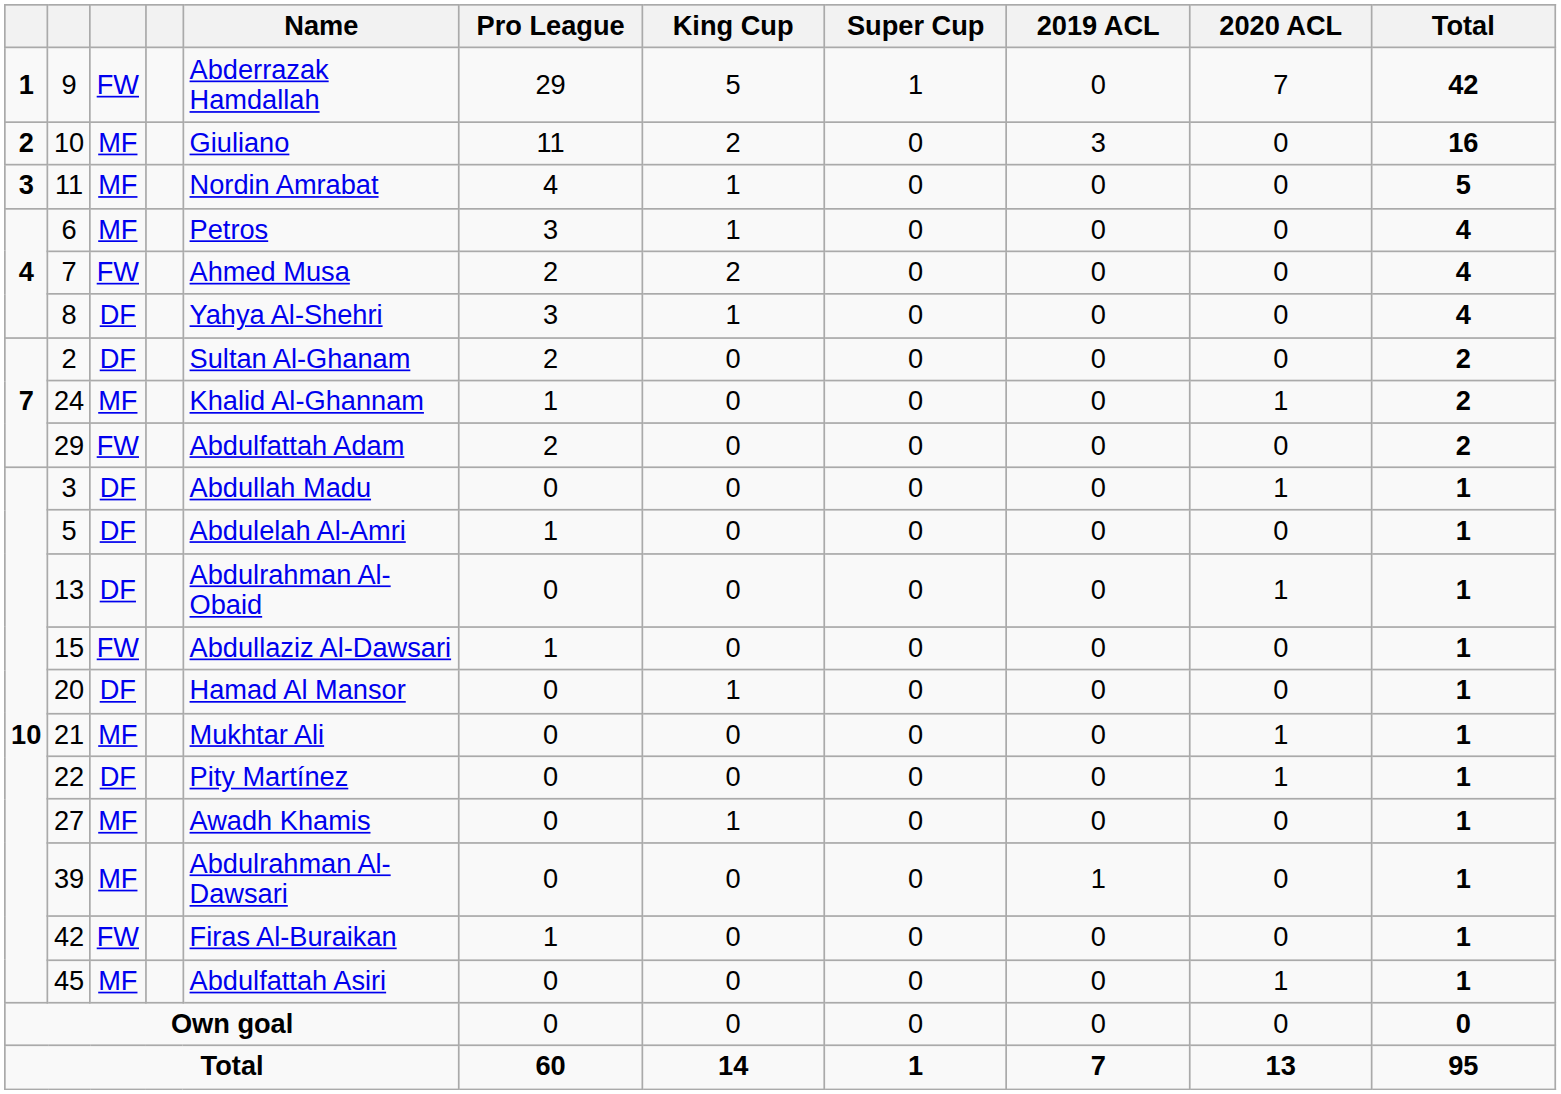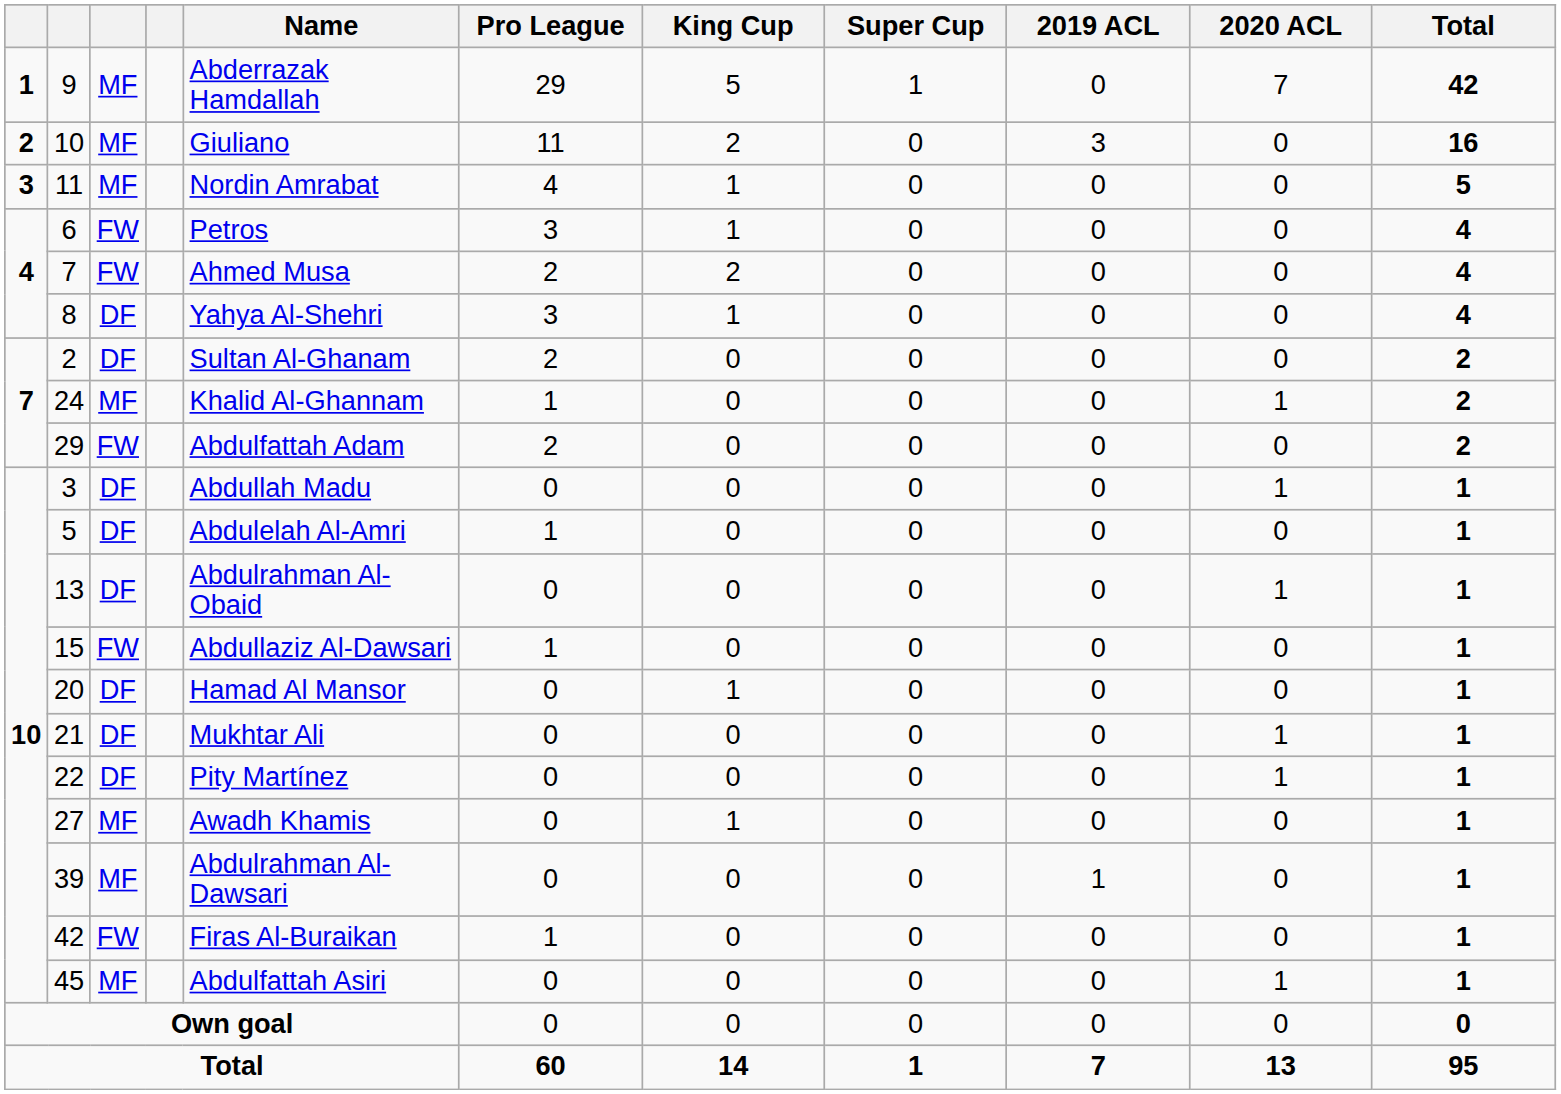(118, 84) FW -> (118, 84) MF
(118, 229) MF -> (118, 229) FW
(118, 734) MF -> (118, 734) DF
